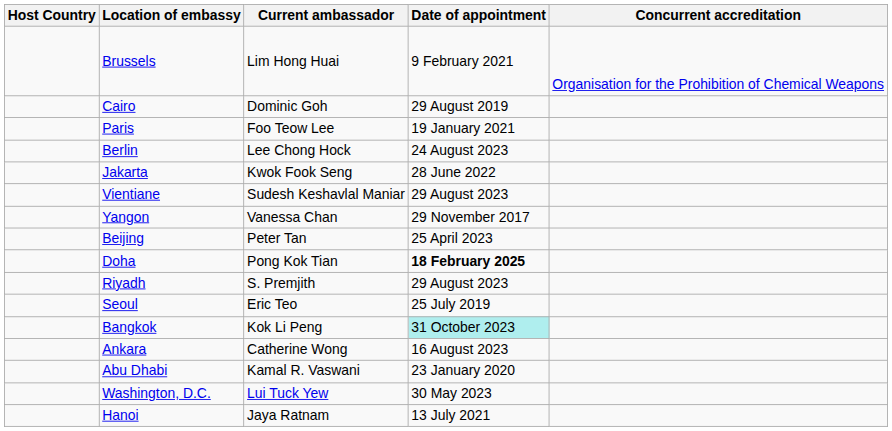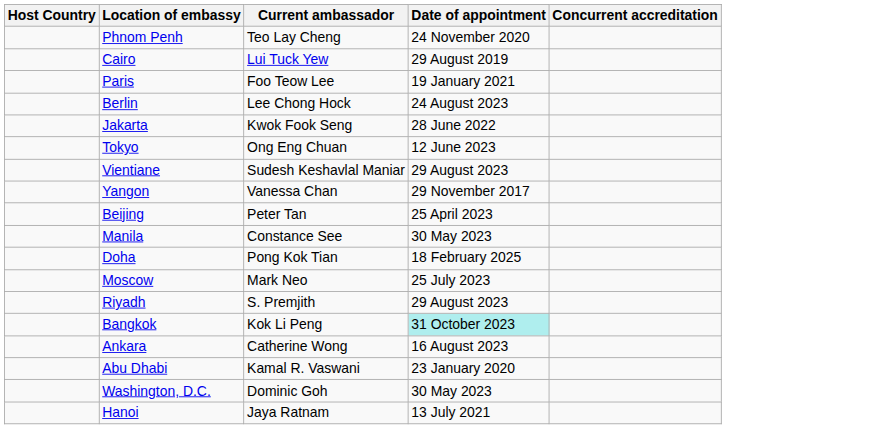- row: (129, 61)
+ row: (142, 37)
(287, 106) Dominic Goh -> (288, 59) Lui Tuck Yew
+ row: (120, 147)
+ row: (123, 236)
(468, 261) bold -> (466, 258) normal
+ row: (128, 280)
- row: (120, 305)
(288, 393) Lui Tuck Yew -> (287, 390) Dominic Goh
